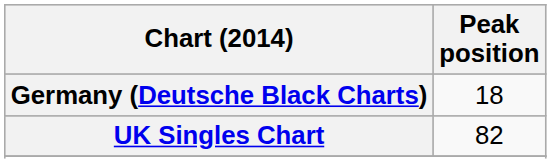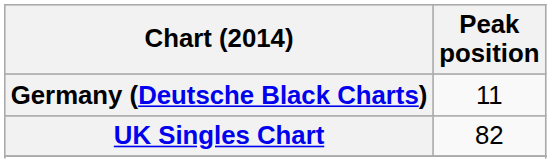(489, 94) 18 -> (489, 94) 11
